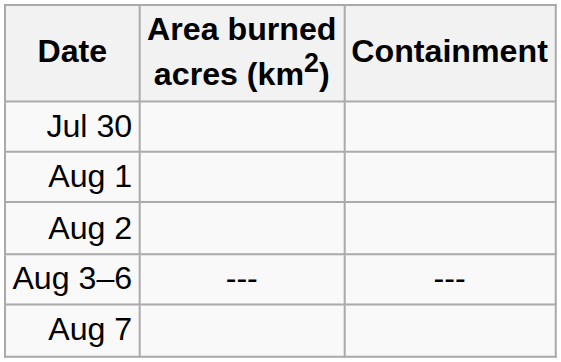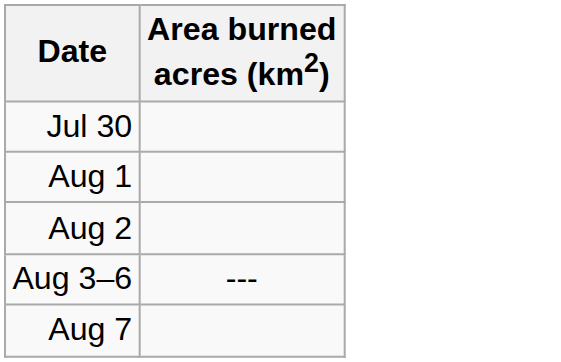- column: (450, 52)
